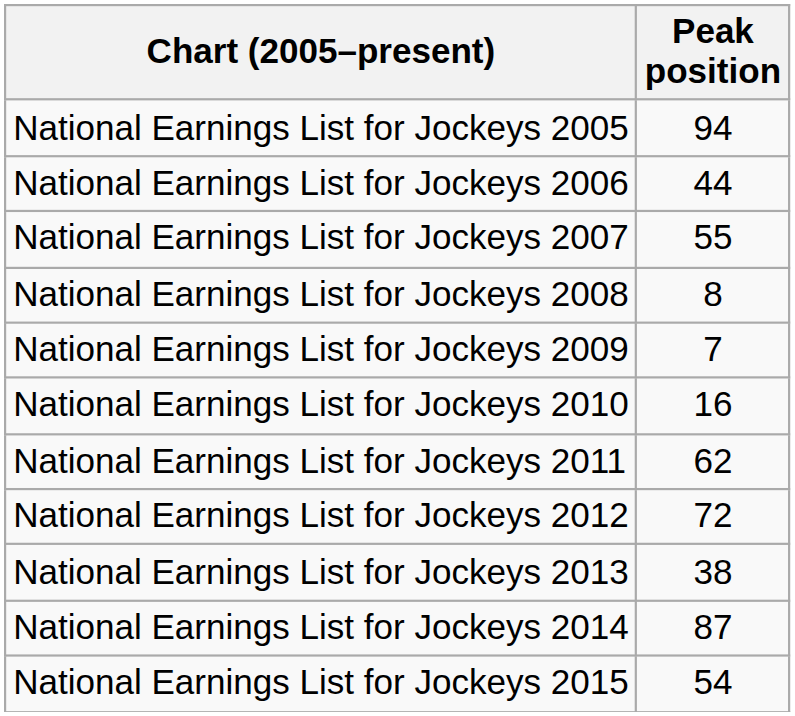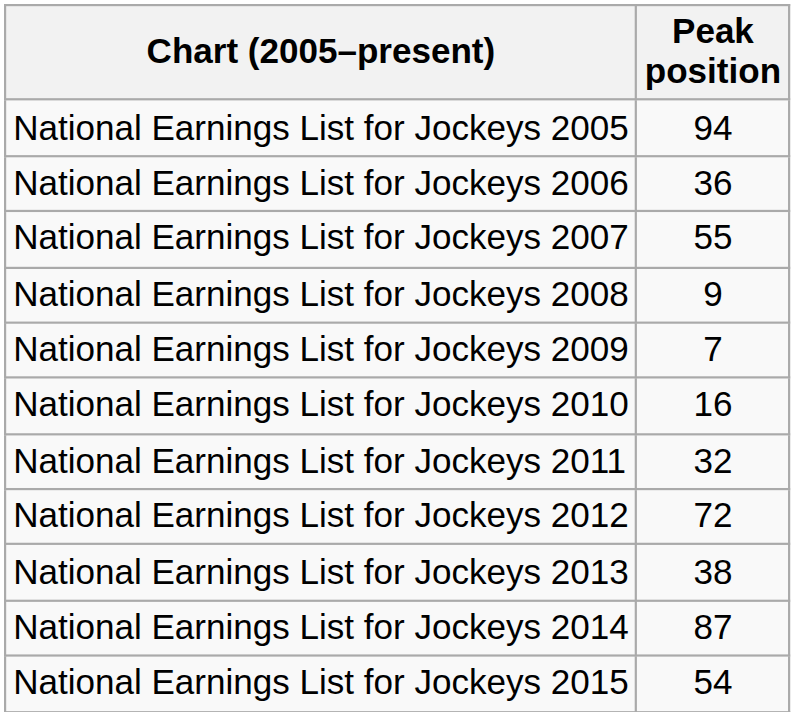(713, 182) 44 -> (713, 182) 36
(713, 293) 8 -> (713, 293) 9
(713, 460) 62 -> (713, 460) 32
